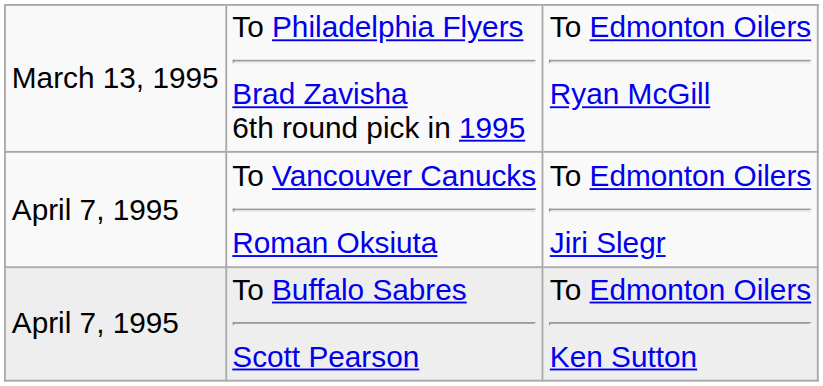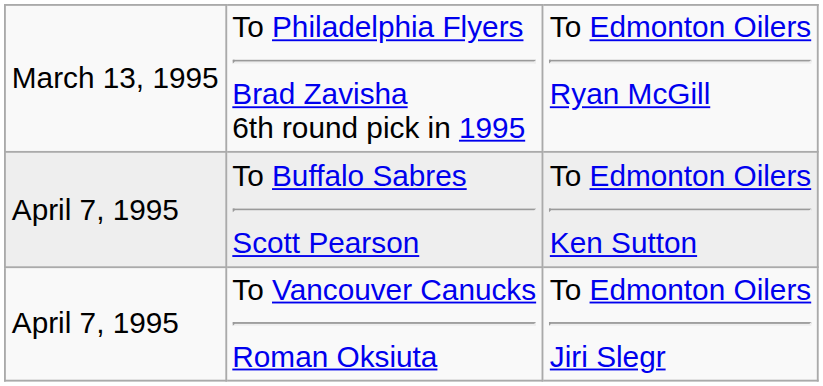rows swapped: (384, 323) <-> (384, 209)
